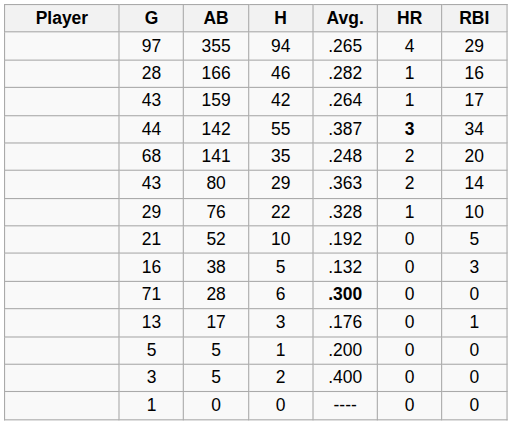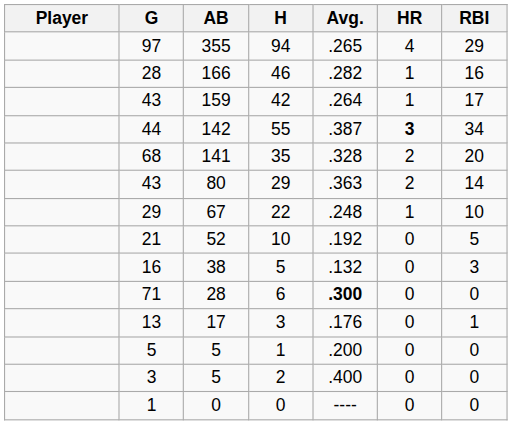(345, 156) .248 -> (345, 156) .328
(216, 211) 76 -> (216, 211) 67
(345, 211) .328 -> (345, 211) .248
